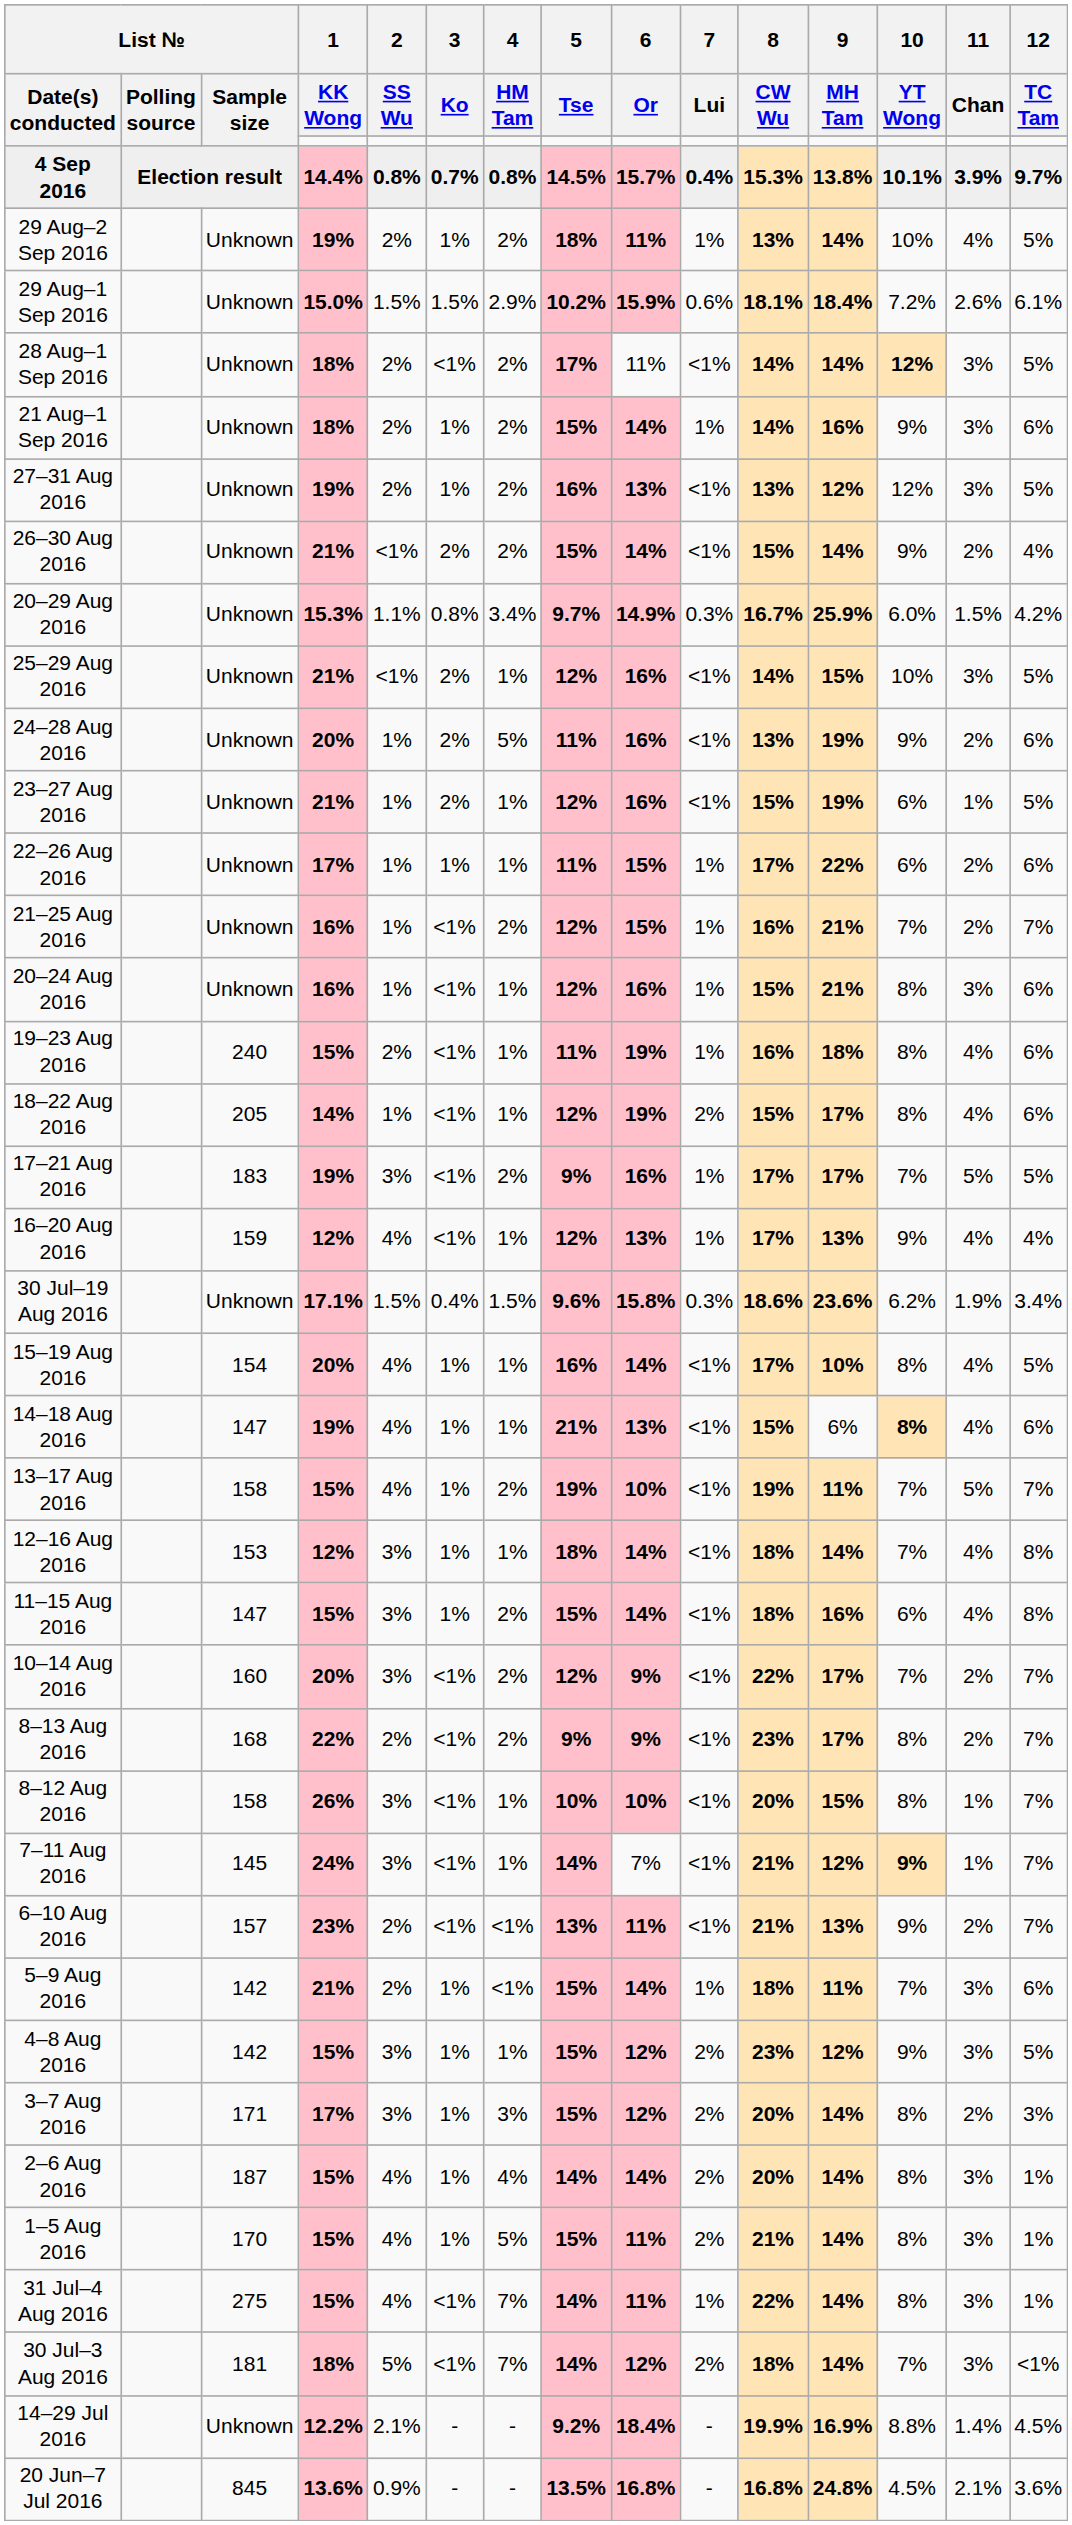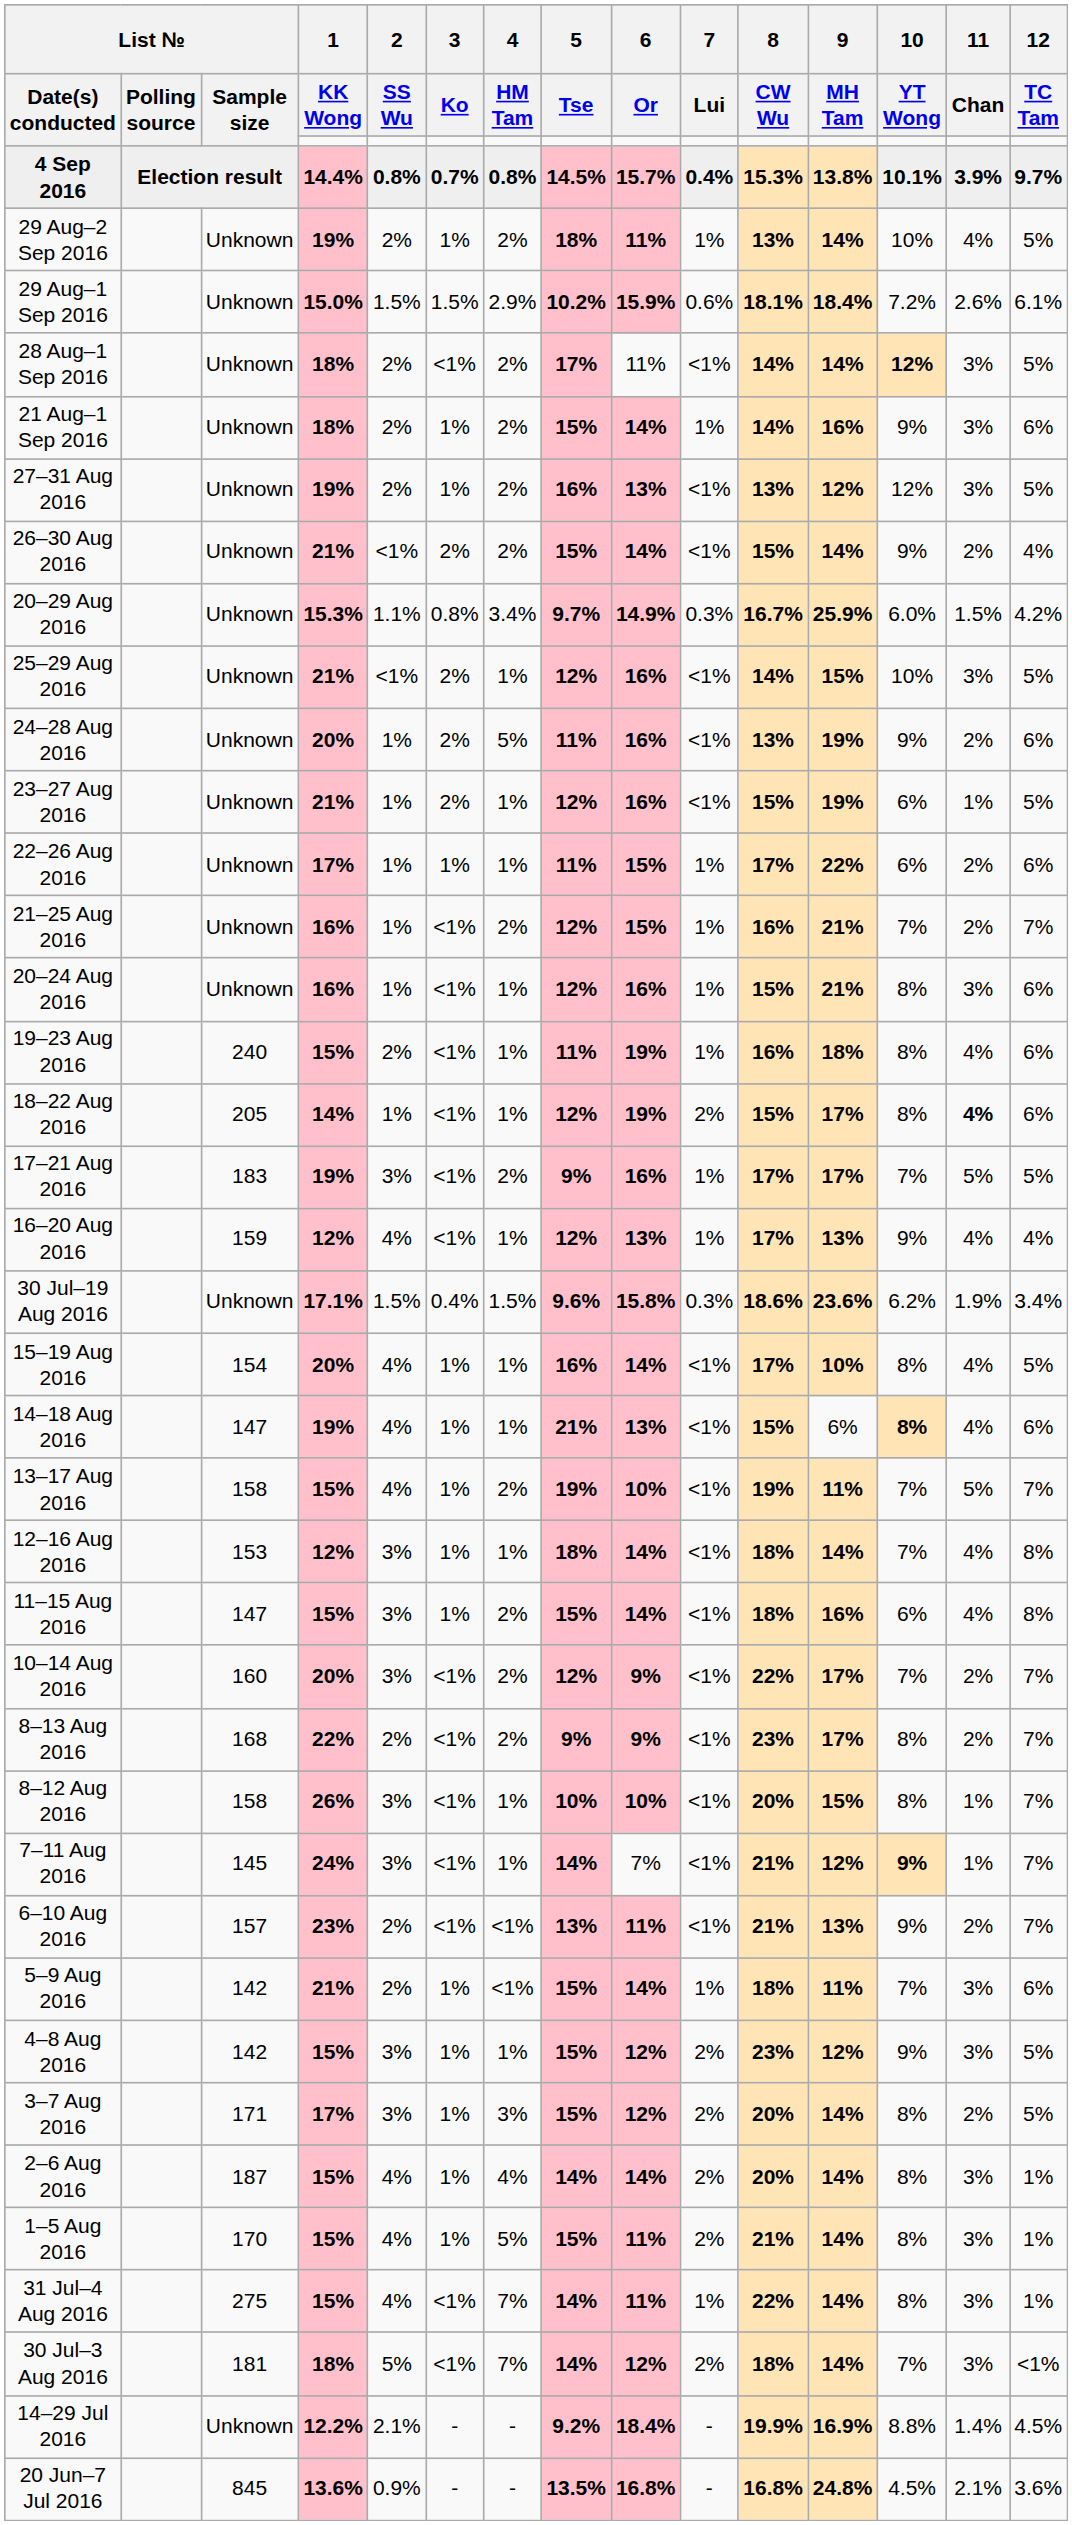(978, 1113) normal -> (978, 1113) bold
(1038, 2113) 3% -> (1038, 2113) 5%
